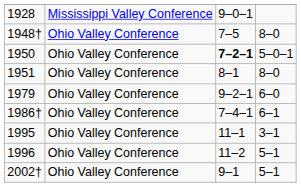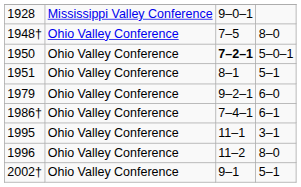(269, 73) 8–0 -> (269, 73) 5–1
(269, 152) 5–1 -> (269, 152) 8–0
